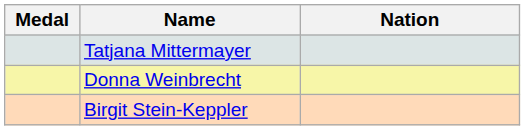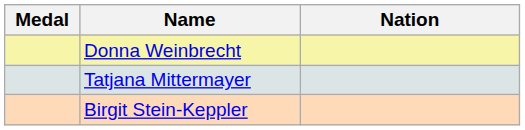rows swapped: (163, 80) <-> (167, 50)
